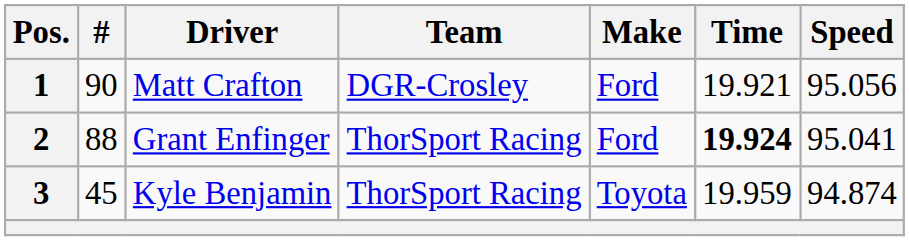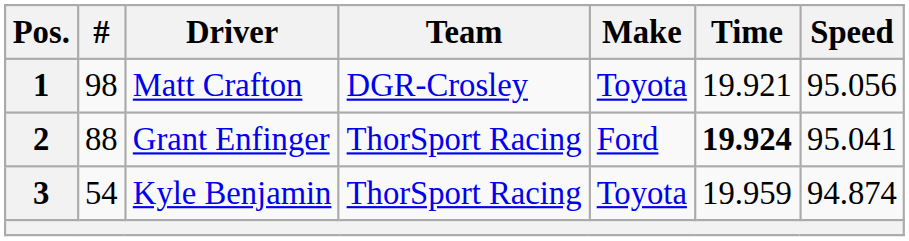(101, 85) 90 -> (101, 85) 98
(628, 85) Ford -> (642, 85) Toyota
(101, 193) 45 -> (101, 193) 54
